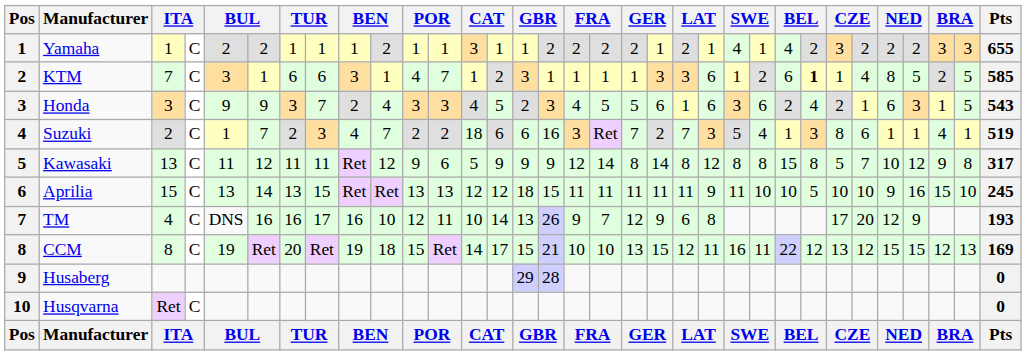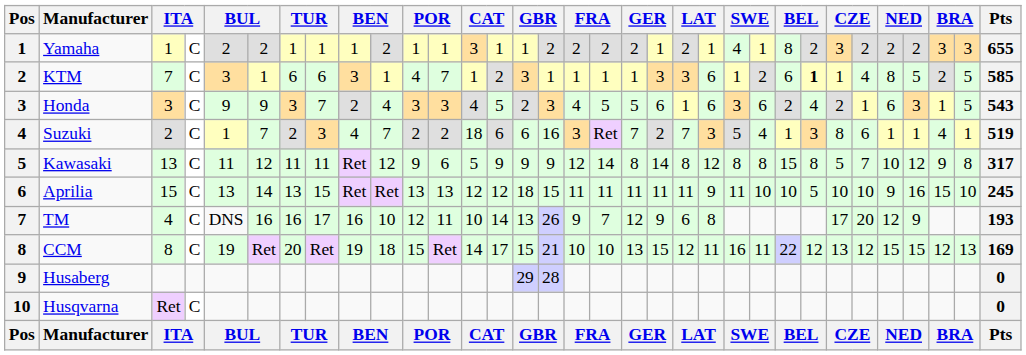(788, 47) 4 -> (788, 47) 8
